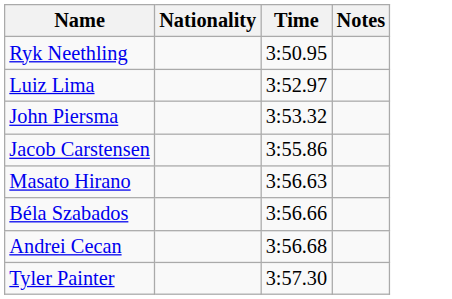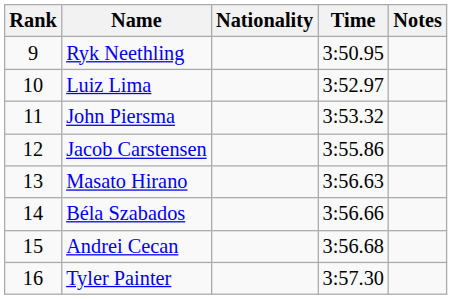+ column: (33, 20)
